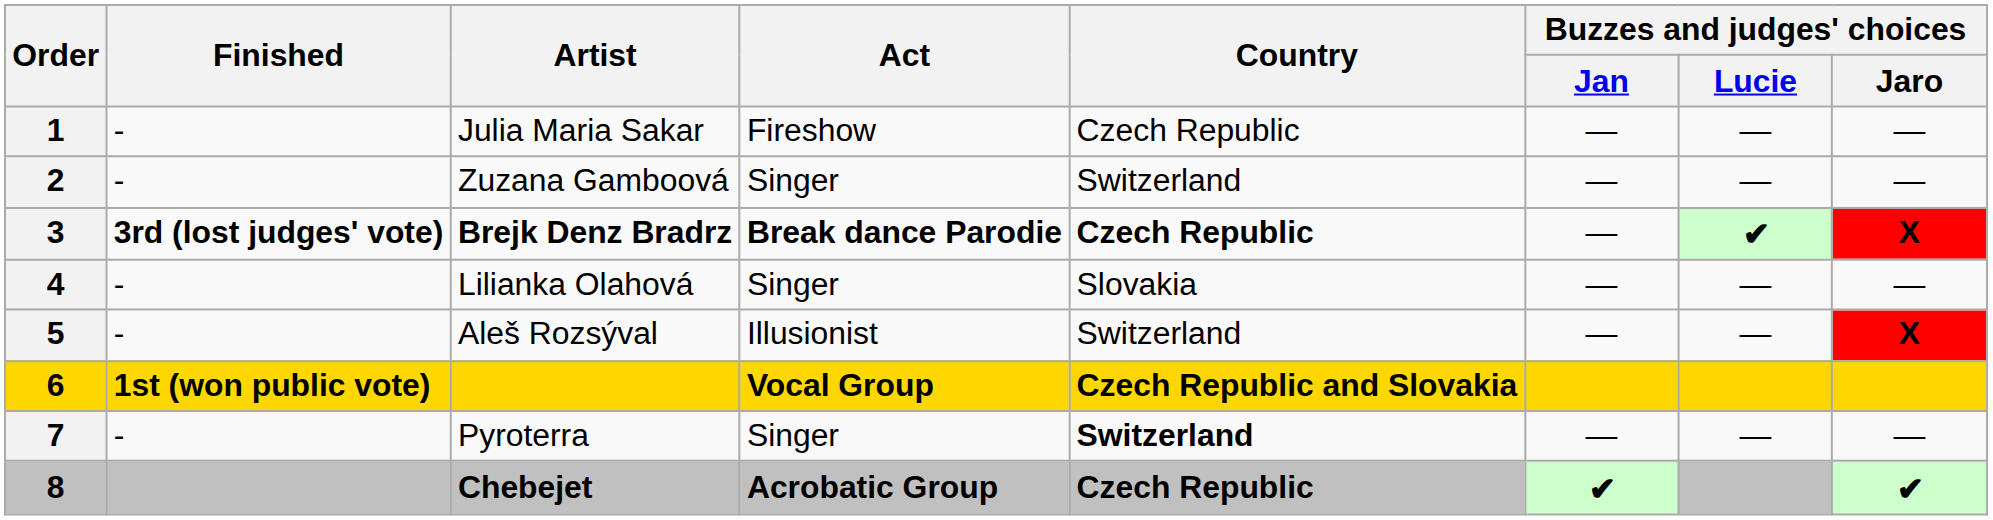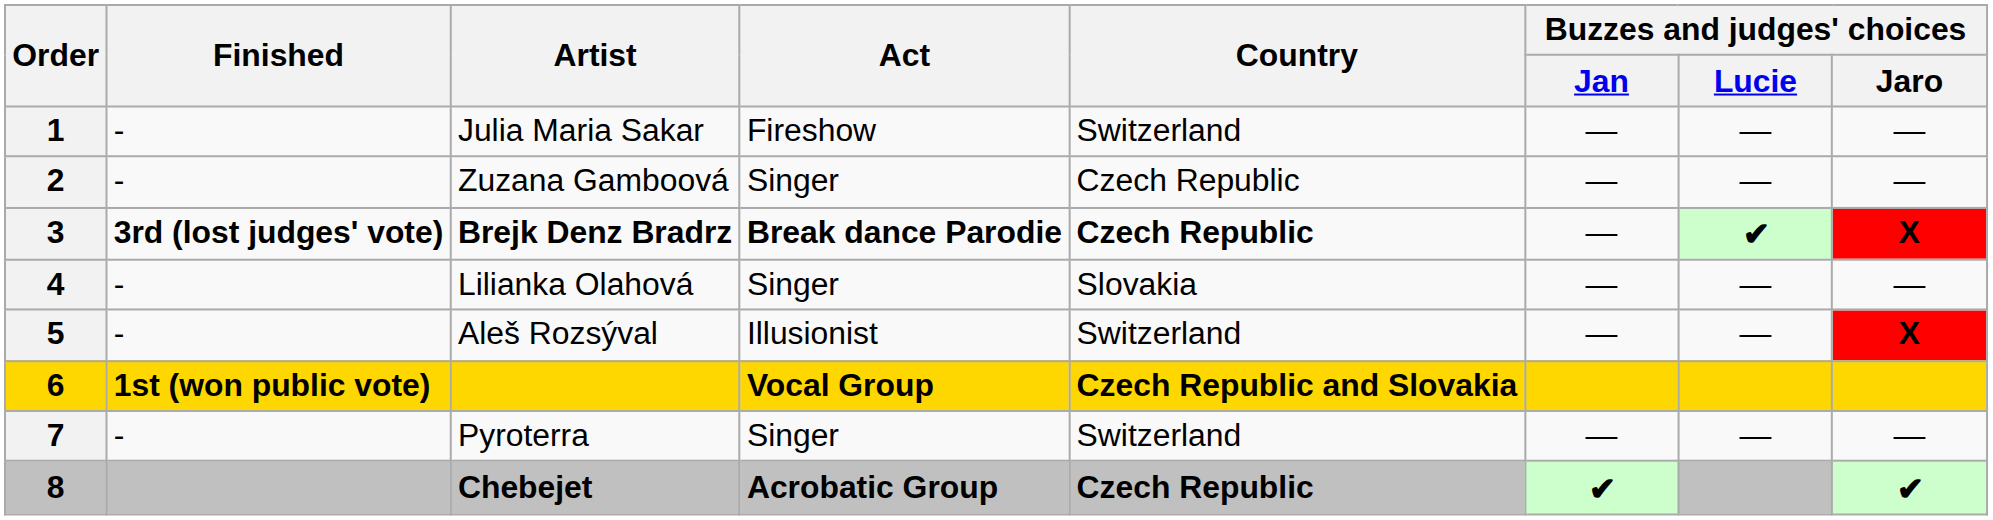(1188, 130) Czech Republic -> (1159, 130) Switzerland
(1159, 181) Switzerland -> (1188, 181) Czech Republic
(1165, 435) bold -> (1159, 435) normal
